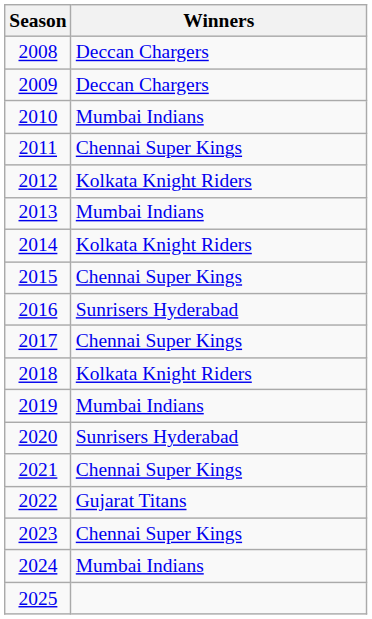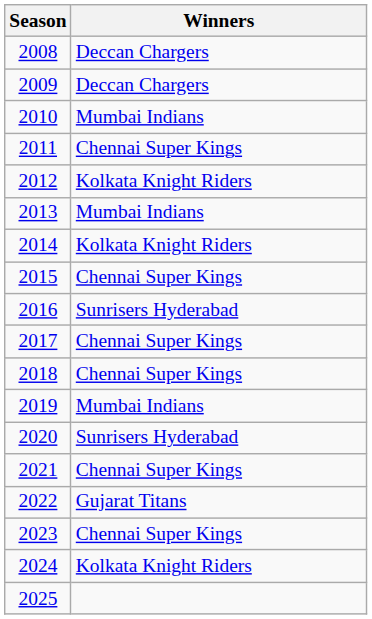(166, 373) Kolkata Knight Riders -> (161, 373) Chennai Super Kings
(142, 565) Mumbai Indians -> (166, 565) Kolkata Knight Riders
